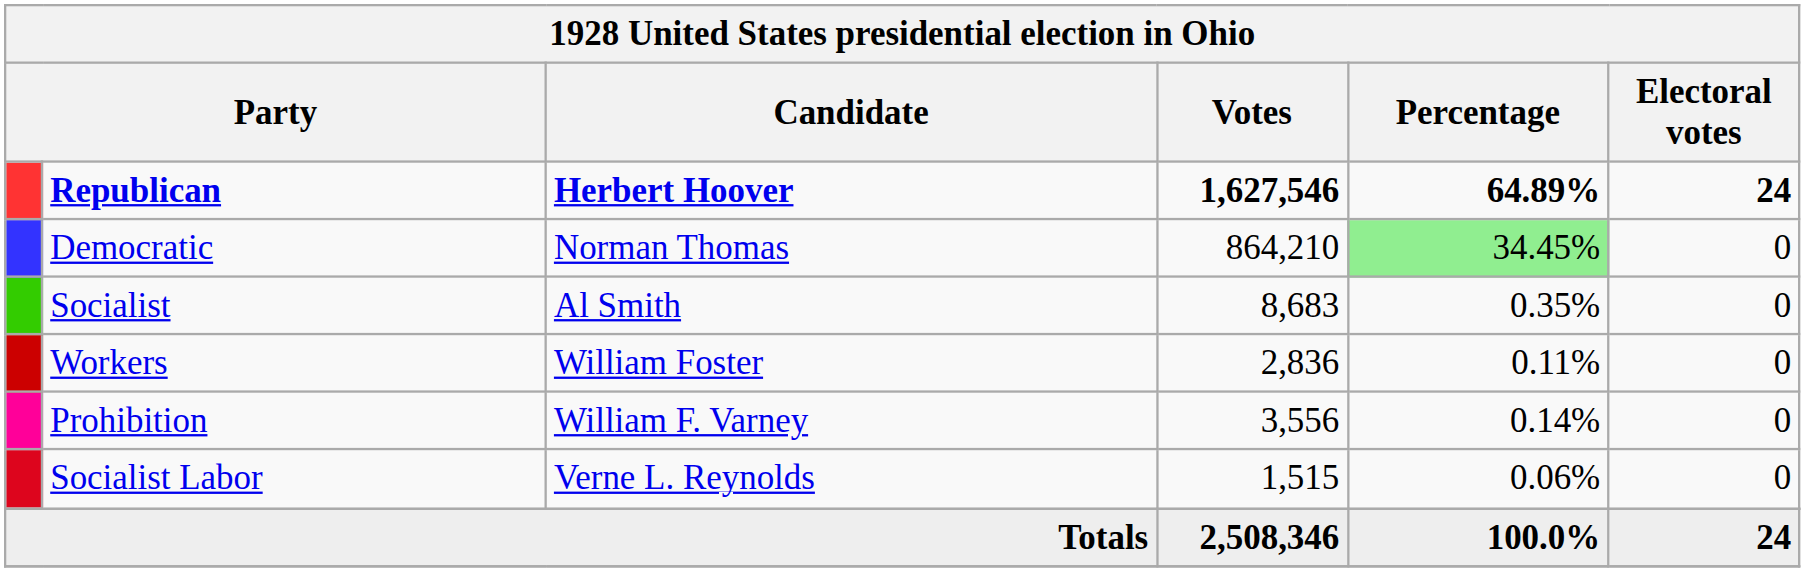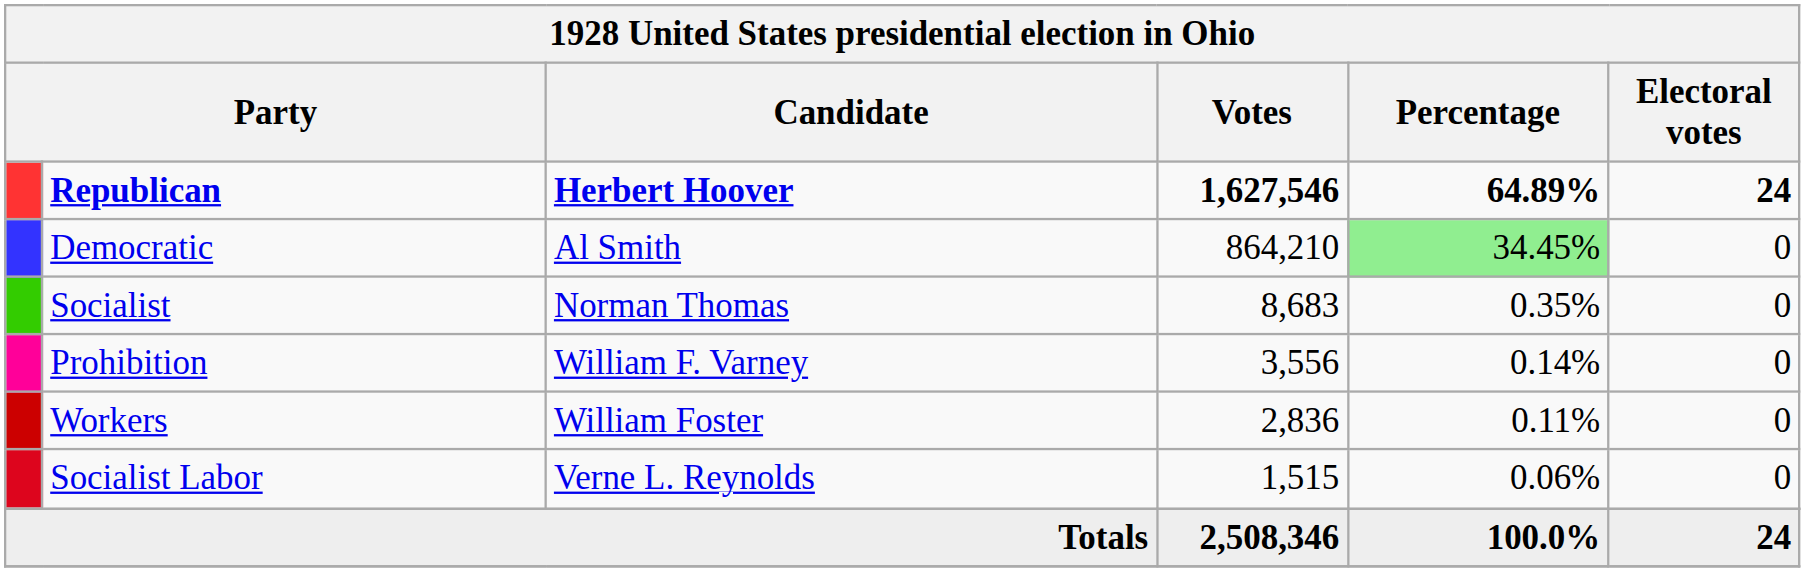(671, 247) Norman Thomas -> (617, 247) Al Smith
(617, 305) Al Smith -> (671, 305) Norman Thomas
rows swapped: (129, 420) <-> (109, 363)
